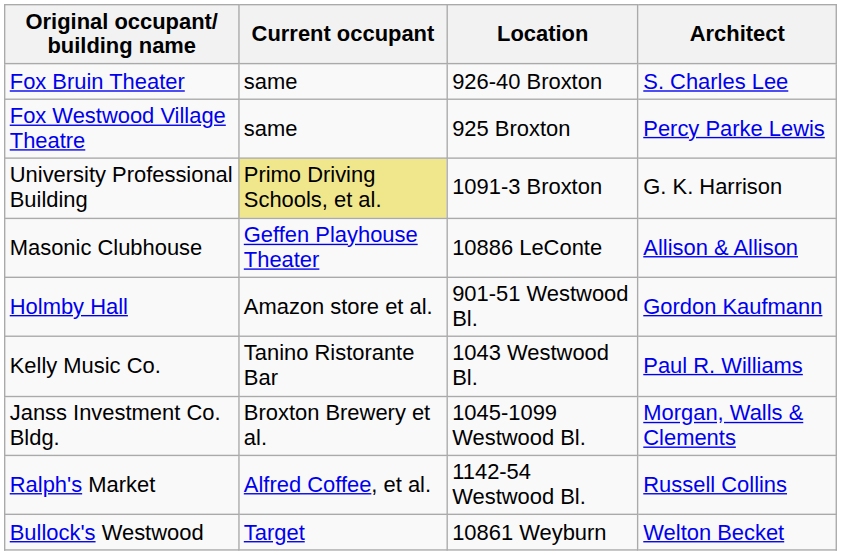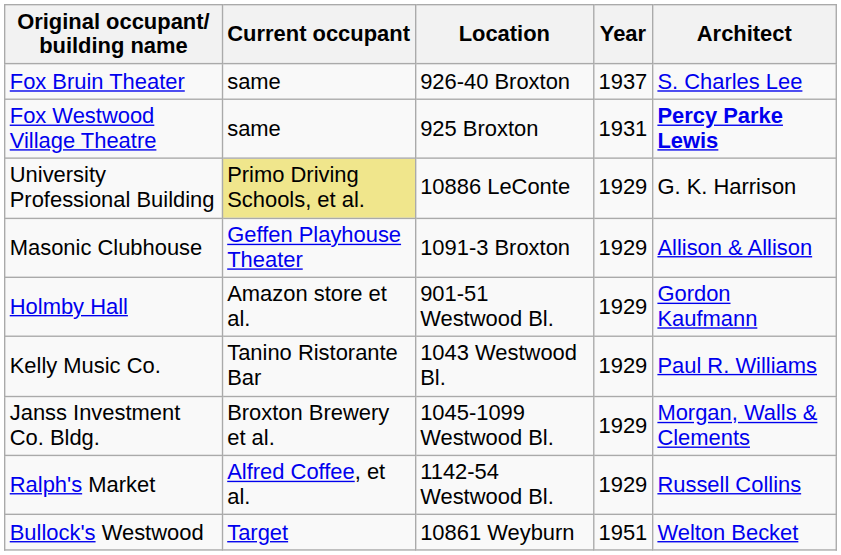+ column: (623, 34)
(734, 128) normal -> (720, 128) bold
(527, 187) 1091-3 Broxton -> (495, 187) 10886 LeConte
(527, 247) 10886 LeConte -> (495, 247) 1091-3 Broxton
